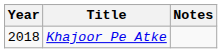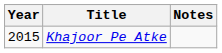(24, 37) 2018 -> (24, 37) 2015
